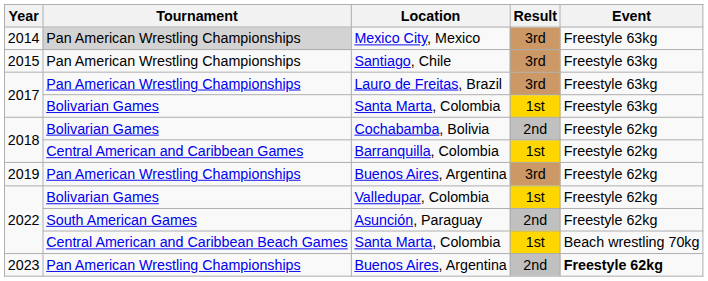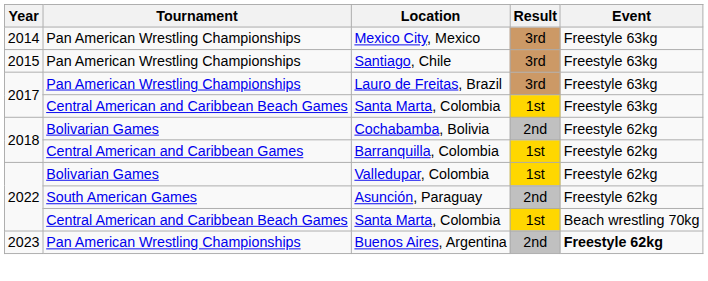(173, 39) lightgrey background -> (173, 39) no background
(103, 106) Bolivarian Games -> (197, 106) Central American and Caribbean Beach Games
- row: (24, 174)
